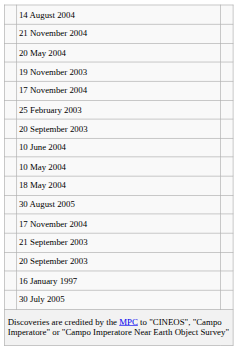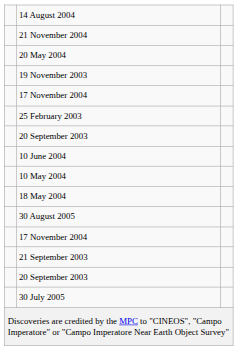- row: (11, 281)
